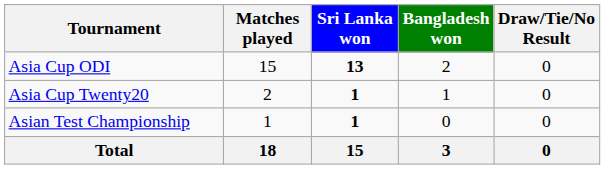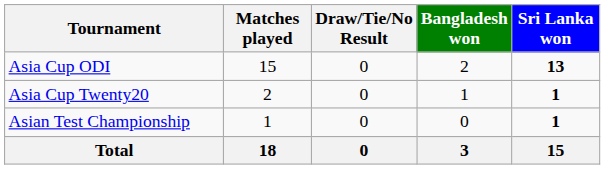columns swapped: (355, 28) <-> (546, 28)
